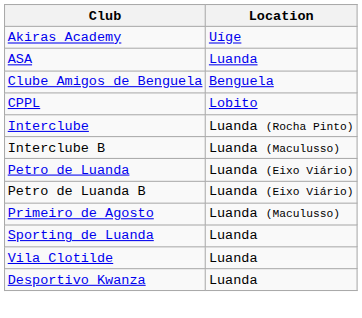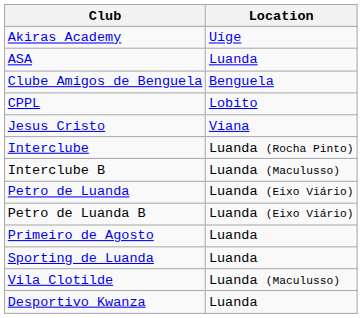+ row: (56, 126)
(274, 214) Luanda (Maculusso) -> (233, 236) Luanda
(233, 258) Luanda -> (274, 280) Luanda (Maculusso)
